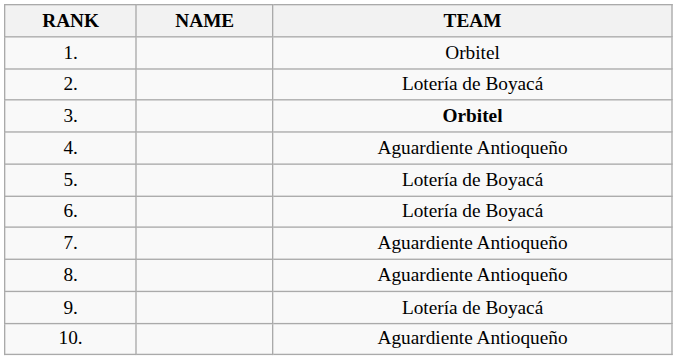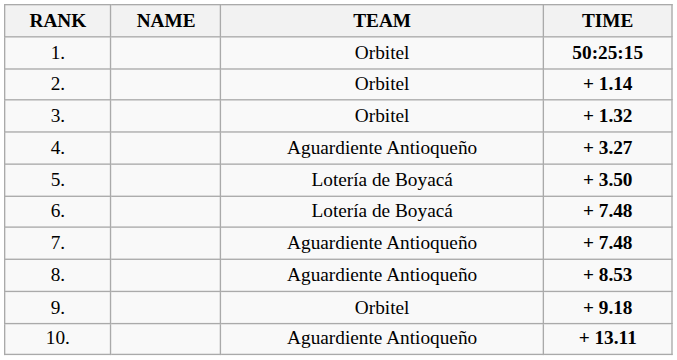+ column: (608, 20)
(473, 84) Lotería de Boyacá -> (382, 84) Orbitel
(473, 116) bold -> (382, 116) normal
(473, 307) Lotería de Boyacá -> (382, 307) Orbitel
